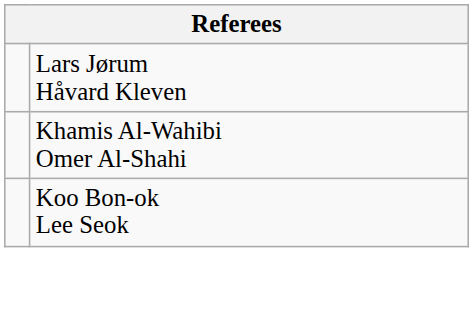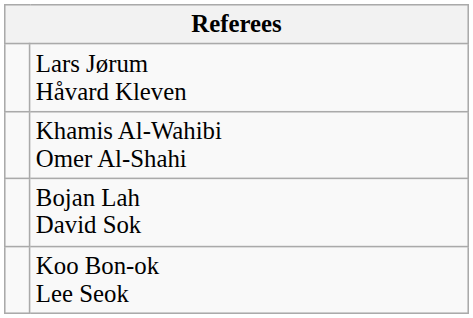+ row: (89, 211)
